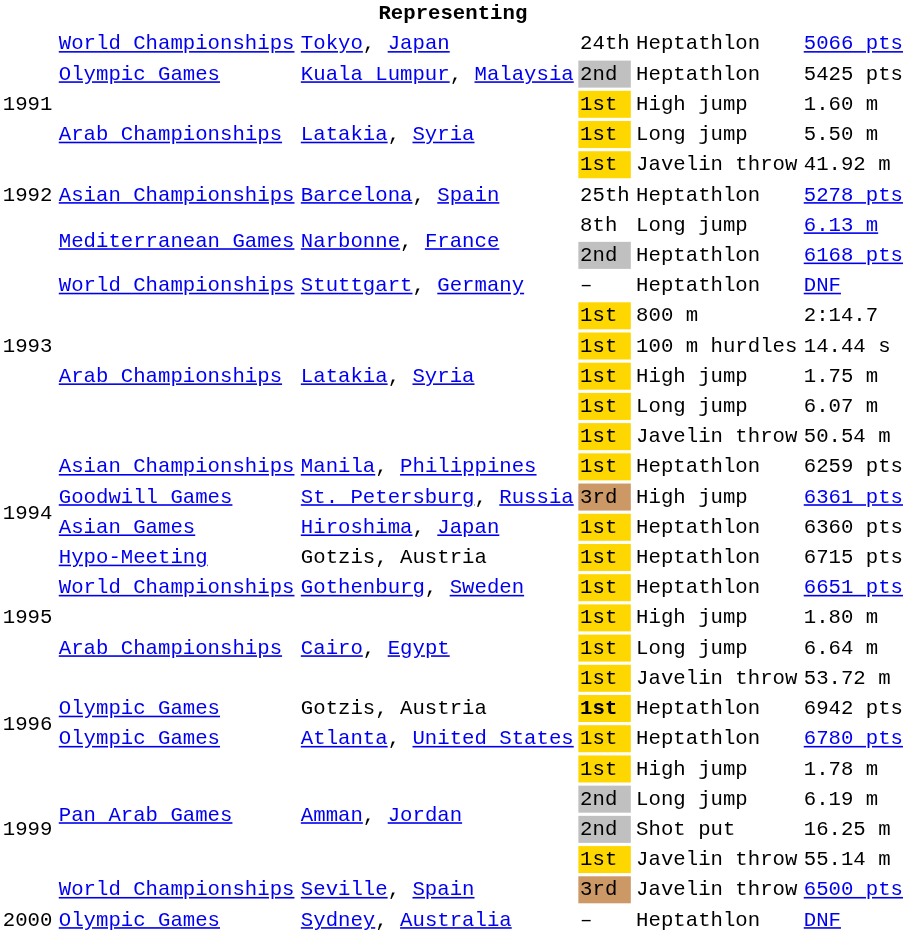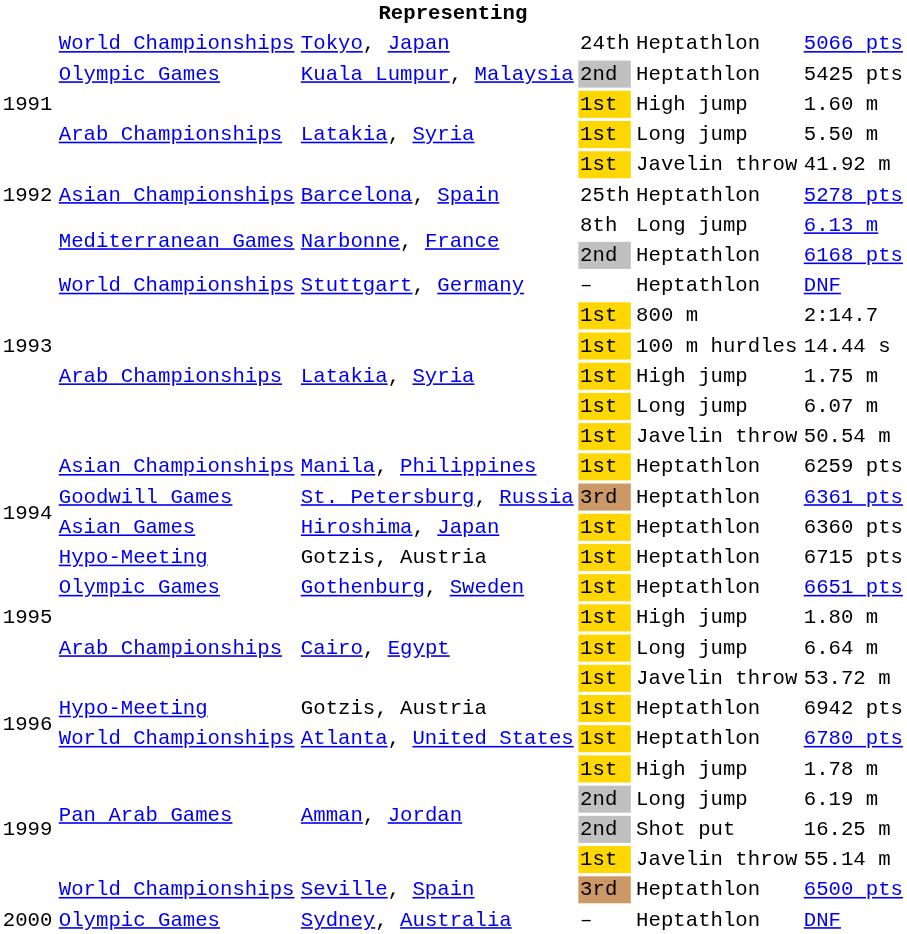(692, 497) High jump -> (698, 497) Heptathlon
(177, 588) World Championships -> (139, 588) Olympic Games
(139, 709) Olympic Games -> (133, 709) Hypo-Meeting
(599, 709) bold -> (599, 709) normal
(139, 739) Olympic Games -> (177, 739) World Championships
(717, 890) Javelin throw -> (698, 890) Heptathlon
